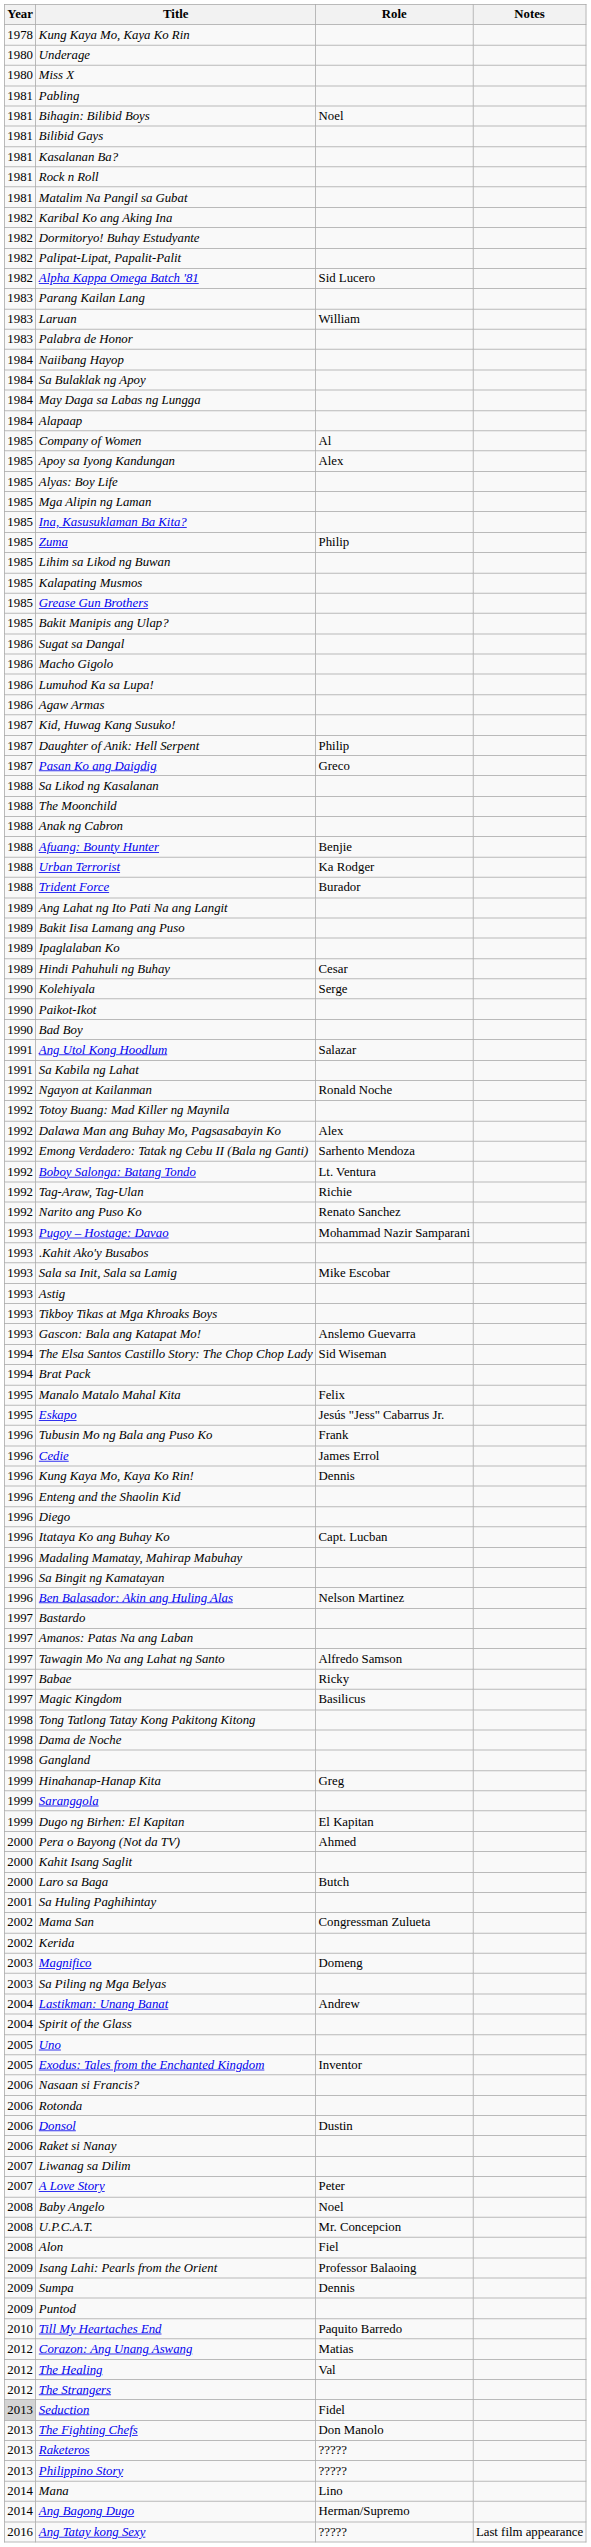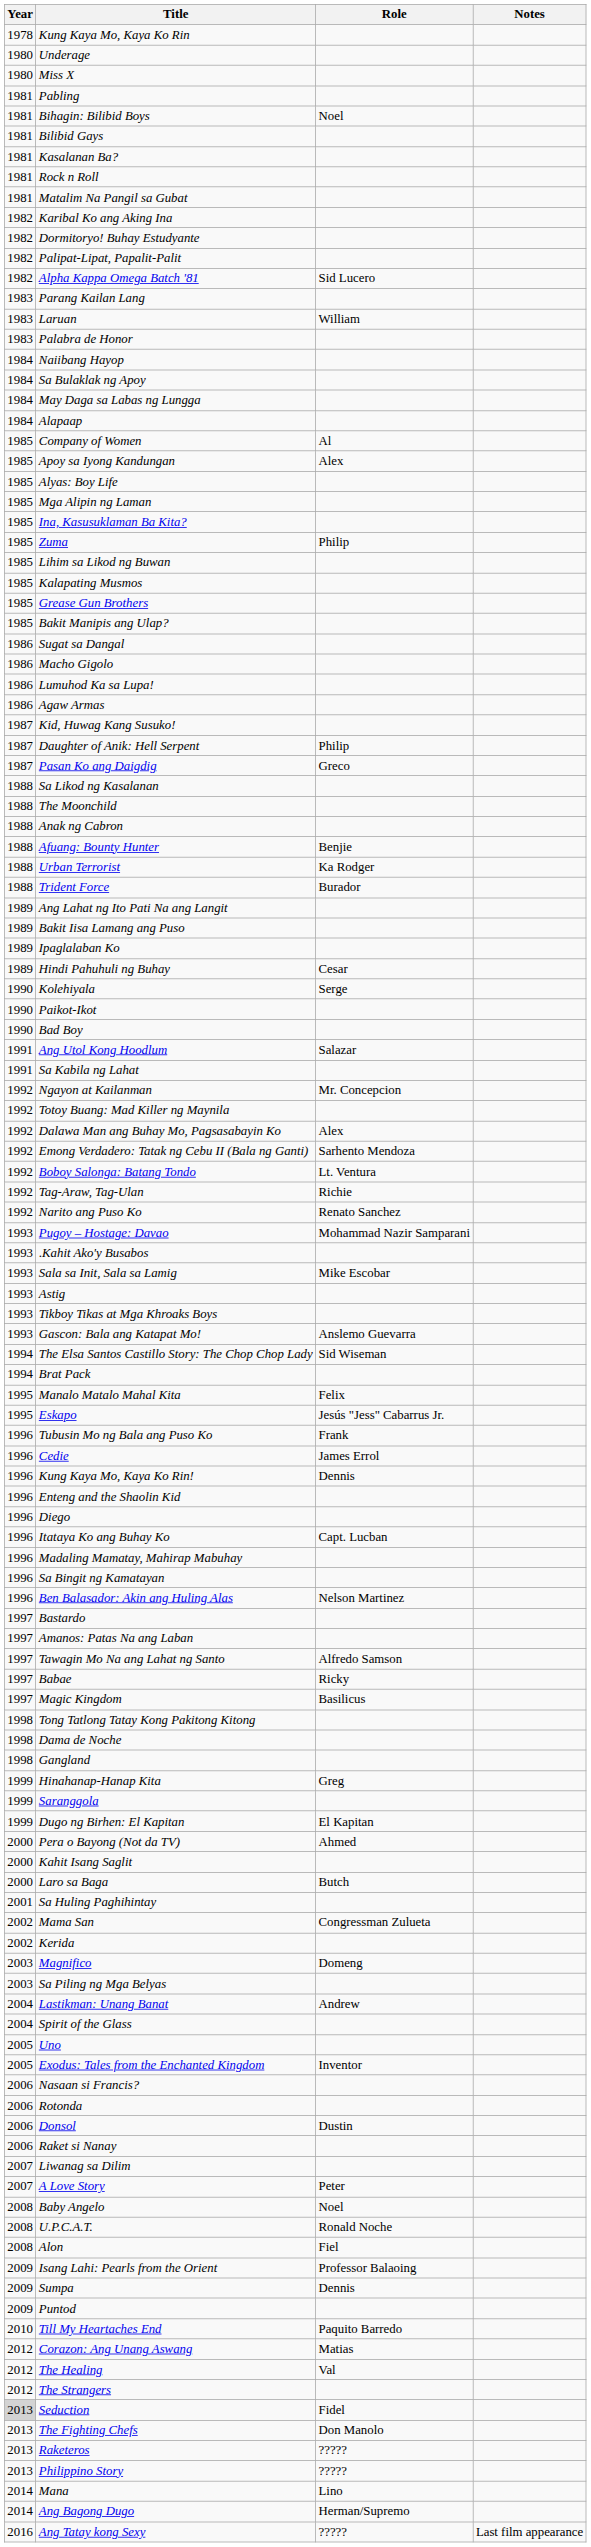(355, 1090) Ronald Noche -> (360, 1090) Mr. Concepcion
(360, 2227) Mr. Concepcion -> (355, 2227) Ronald Noche
